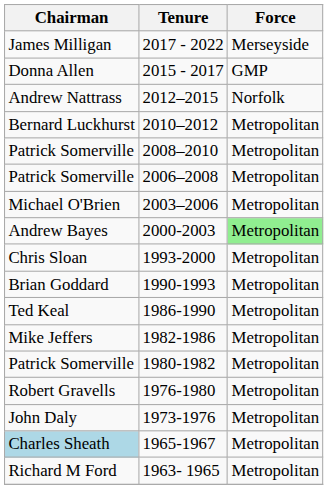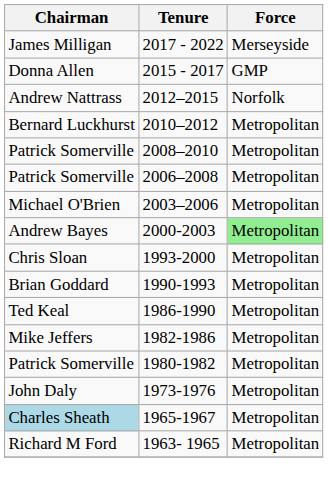- row: (179, 390)
